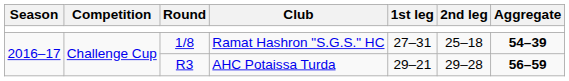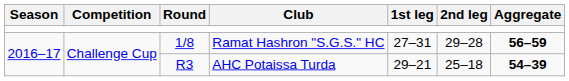(464, 43) 25–18 -> (464, 43) 29–28
(528, 43) 54–39 -> (528, 43) 56–59
(464, 64) 29–28 -> (464, 64) 25–18
(528, 64) 56–59 -> (528, 64) 54–39
